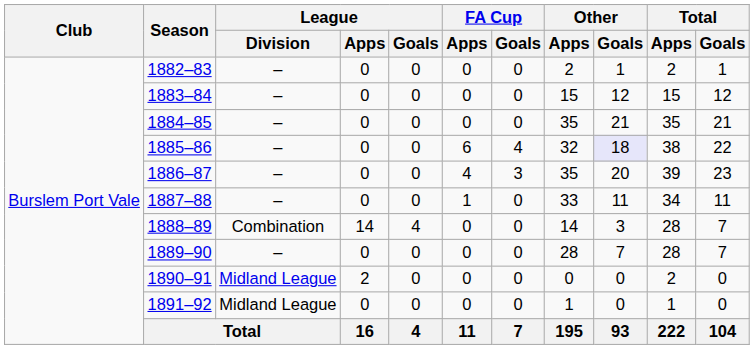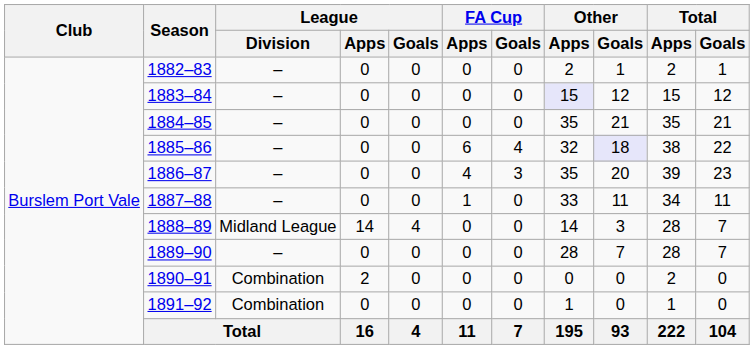(569, 95) no background -> (569, 95) lavender background
(278, 226) Combination -> (278, 226) Midland League
(278, 278) Midland League -> (278, 278) Combination
(278, 305) Midland League -> (278, 305) Combination
